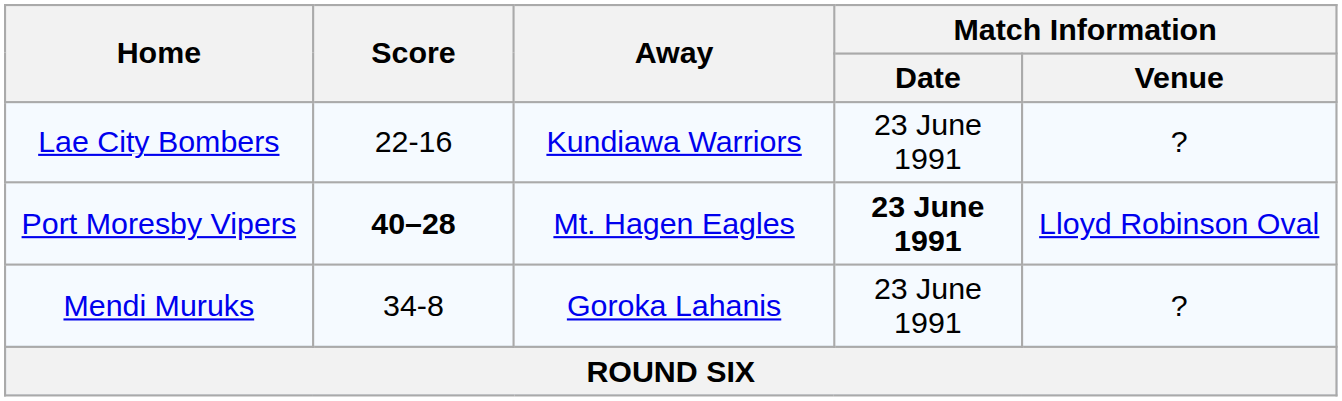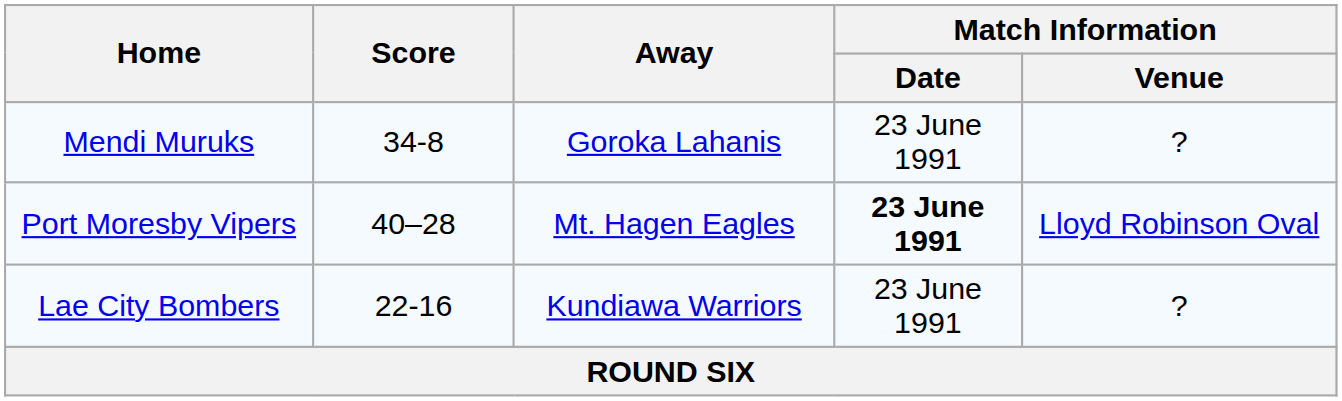rows swapped: (159, 142) <-> (159, 306)
(413, 224) bold -> (413, 224) normal
